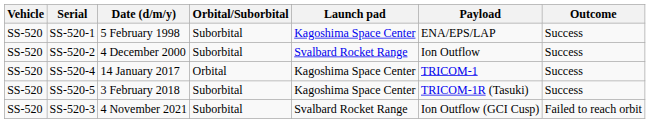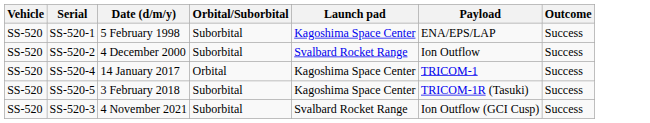(593, 109) Failed to reach orbit -> (564, 109) Success
